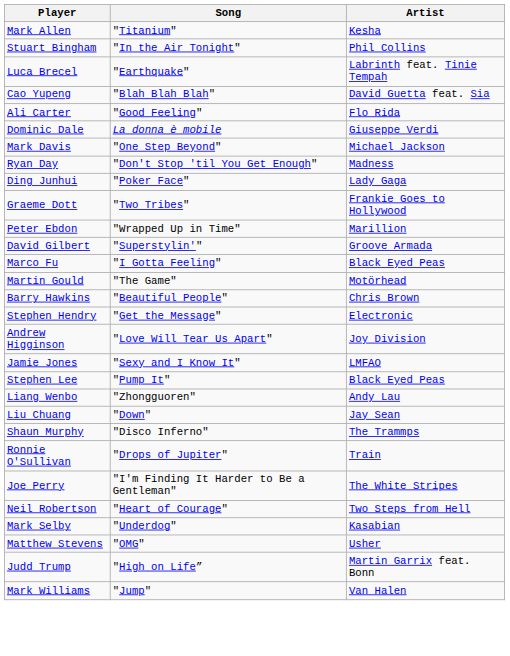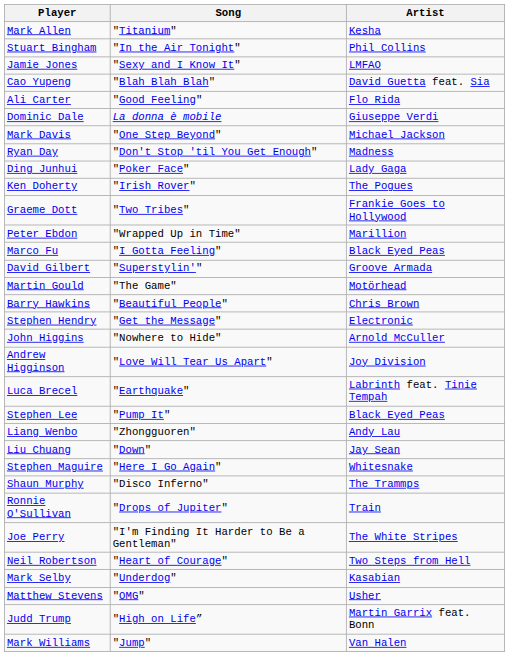rows swapped: (42, 71) <-> (42, 363)
+ row: (42, 187)
rows swapped: (33, 264) <-> (49, 246)
+ row: (45, 338)
+ row: (55, 467)
